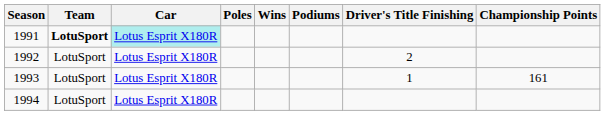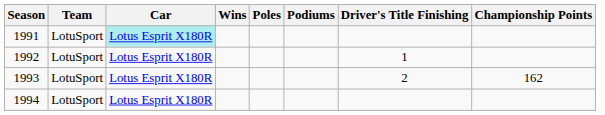columns swapped: (238, 15) <-> (272, 15)
(80, 36) bold -> (77, 36) normal
(410, 57) 2 -> (405, 57) 1
(410, 78) 1 -> (405, 78) 2
(538, 78) 161 -> (533, 78) 162
